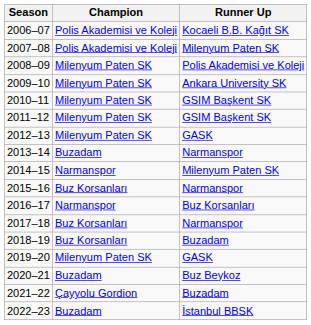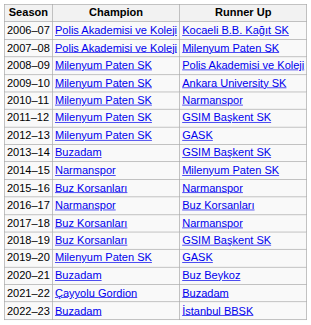(227, 100) GSIM Başkent SK -> (213, 100) Narmanspor
(213, 153) Narmanspor -> (227, 153) GSIM Başkent SK
(205, 240) Buzadam -> (227, 240) GSIM Başkent SK
